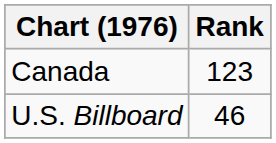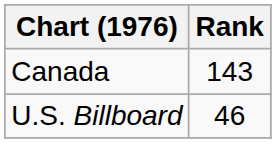(230, 71) 123 -> (230, 71) 143
